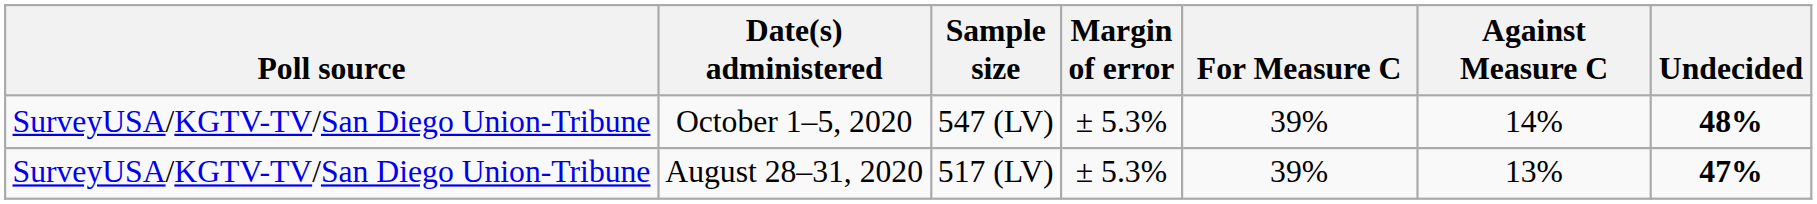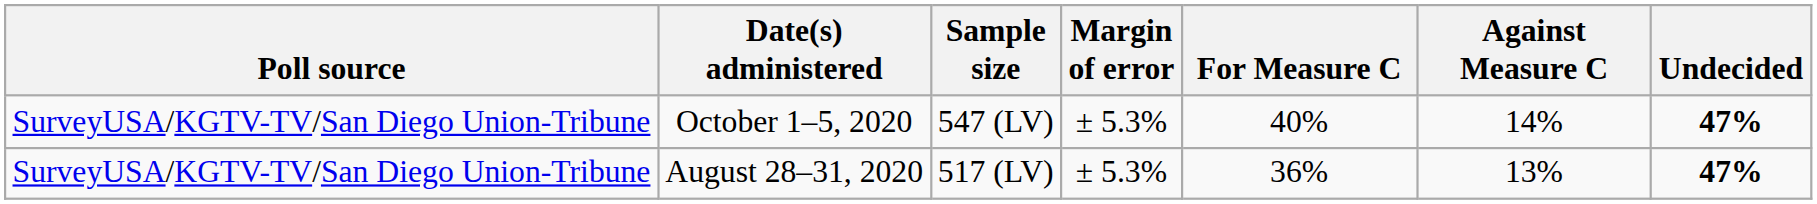(1299, 120) 39% -> (1299, 120) 40%
(1731, 120) 48% -> (1731, 120) 47%
(1299, 172) 39% -> (1299, 172) 36%
